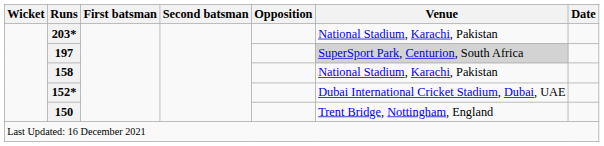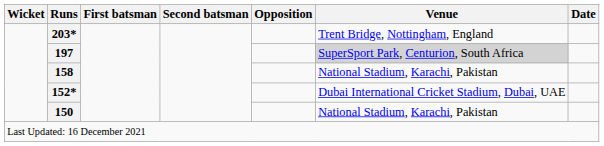(408, 33) National Stadium, Karachi, Pakistan -> (406, 33) Trent Bridge, Nottingham, England
(406, 111) Trent Bridge, Nottingham, England -> (408, 111) National Stadium, Karachi, Pakistan
